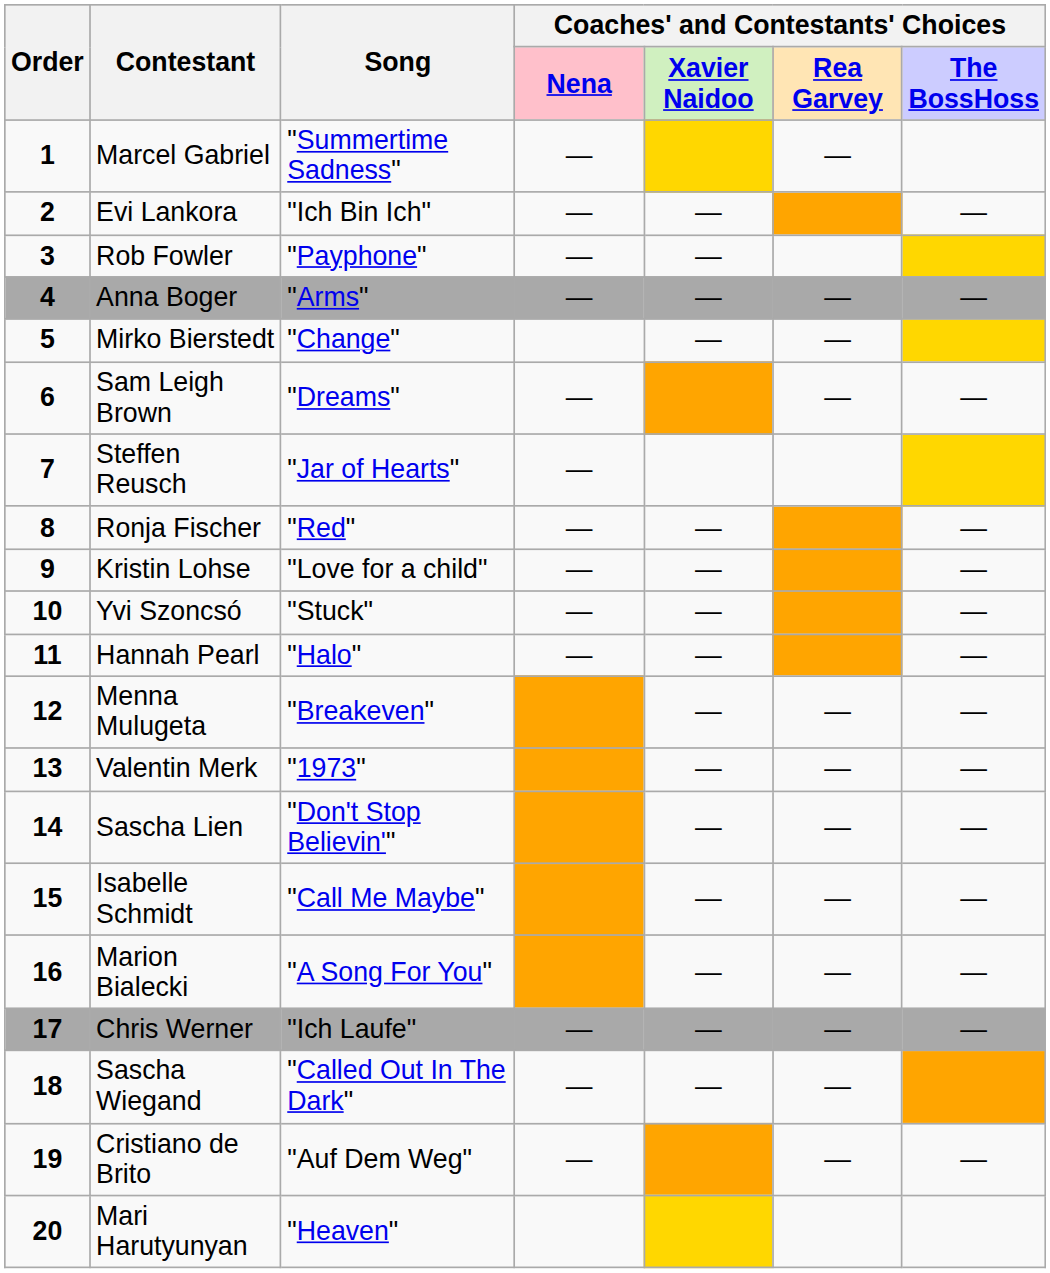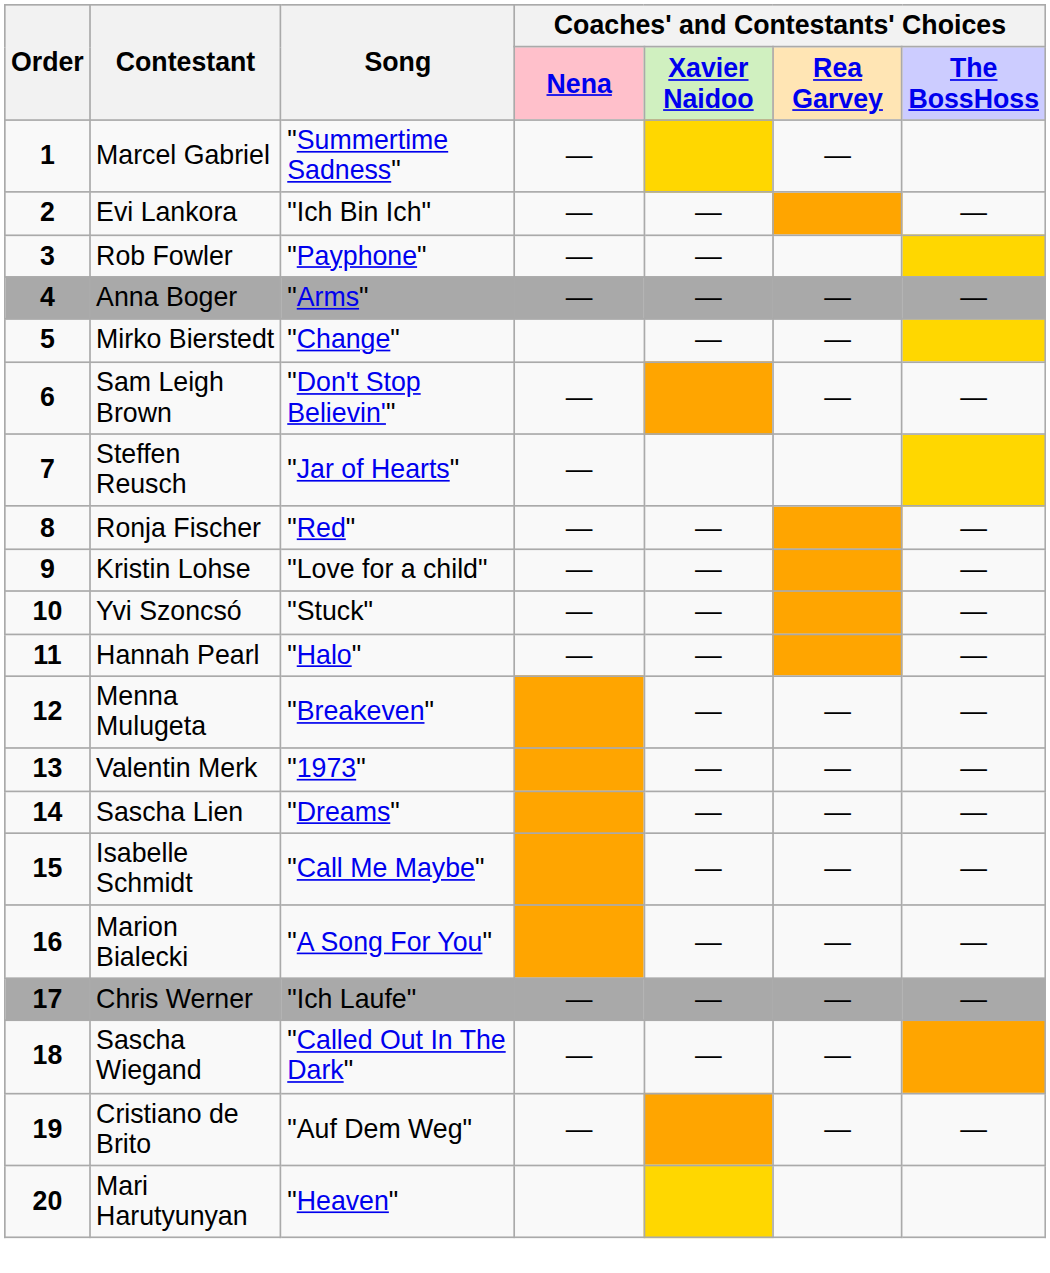(344, 397) "Dreams" -> (354, 397) "Don't Stop Believin'"
(354, 826) "Don't Stop Believin'" -> (344, 811) "Dreams"
